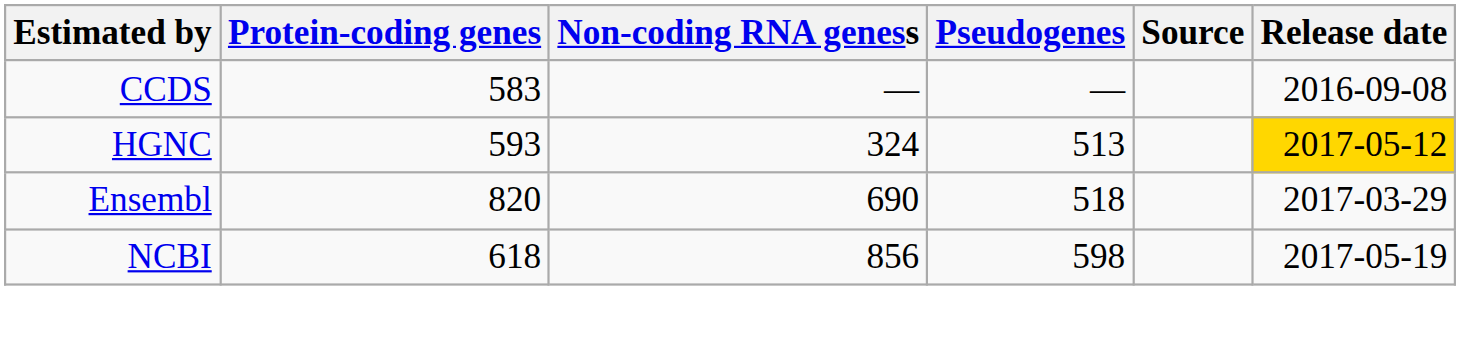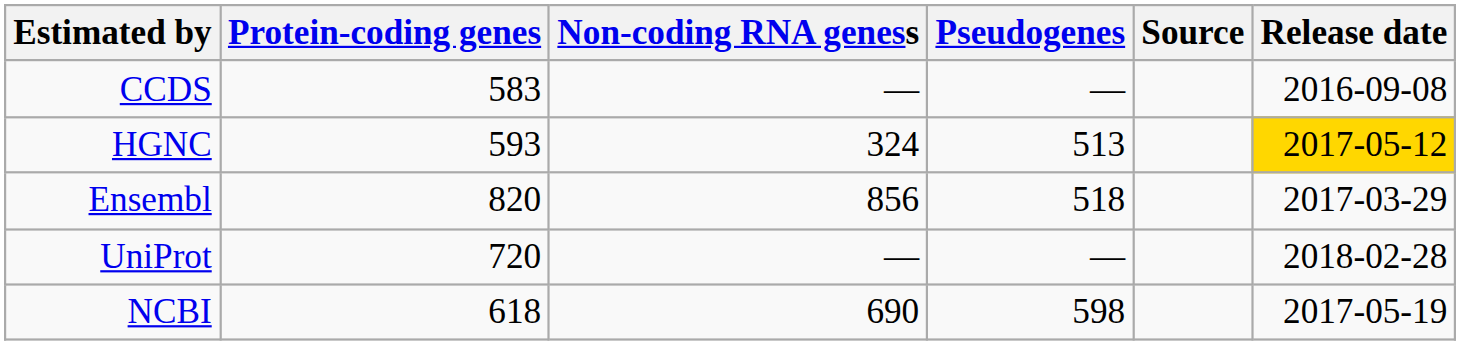(893, 199) 690 -> (893, 199) 856
+ row: (156, 255)
(893, 255) 856 -> (893, 311) 690
